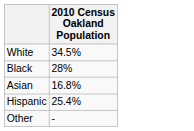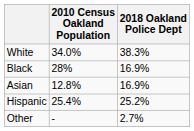+ column: (153, 24)
(66, 52) 34.5% -> (66, 52) 34.0%
(66, 85) 16.8% -> (66, 85) 12.8%
